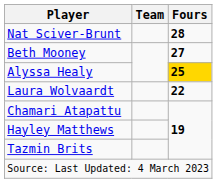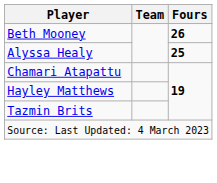- row: (64, 33)
(178, 53) 27 -> (178, 33) 26
(178, 72) gold background -> (178, 53) no background
- row: (61, 91)
